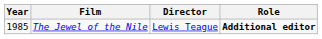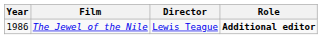(17, 27) 1985 -> (17, 27) 1986
